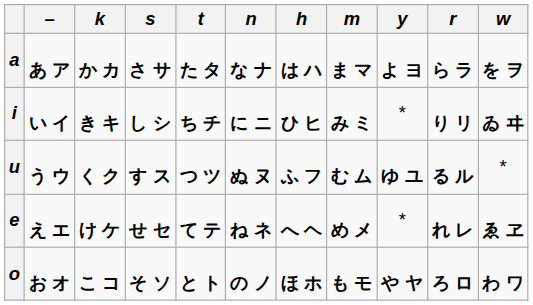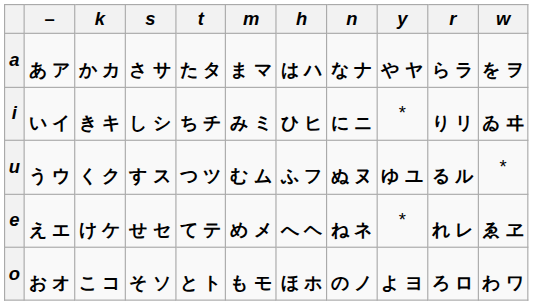columns swapped: (251, 19) <-> (352, 19)
(402, 70) よ ヨ -> (402, 70) や ヤ
(402, 283) や ヤ -> (402, 283) よ ヨ
